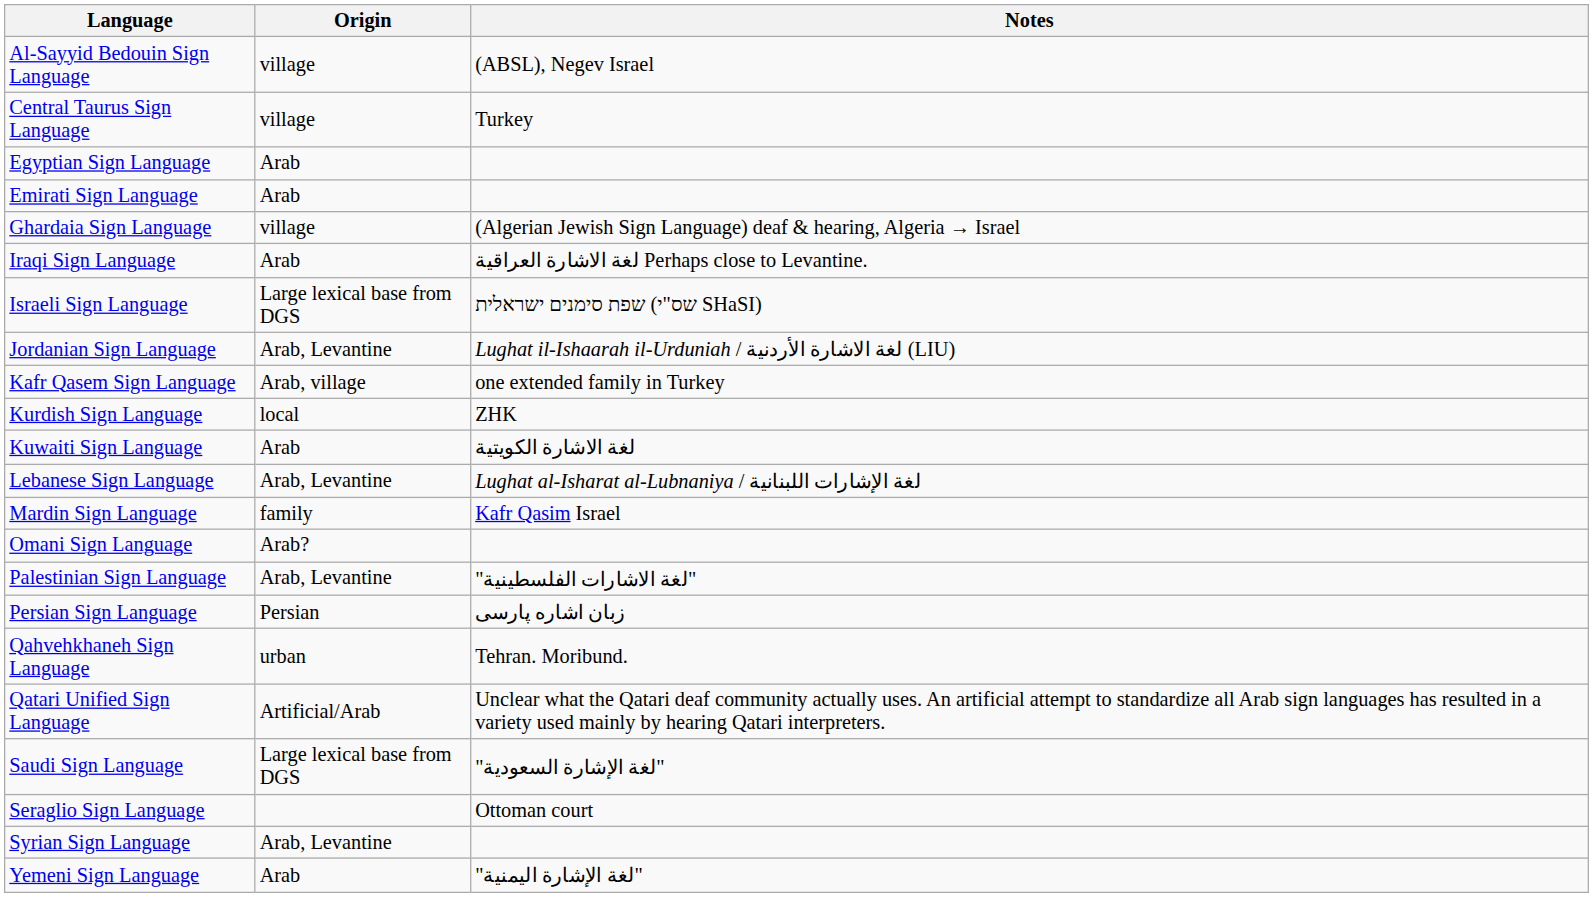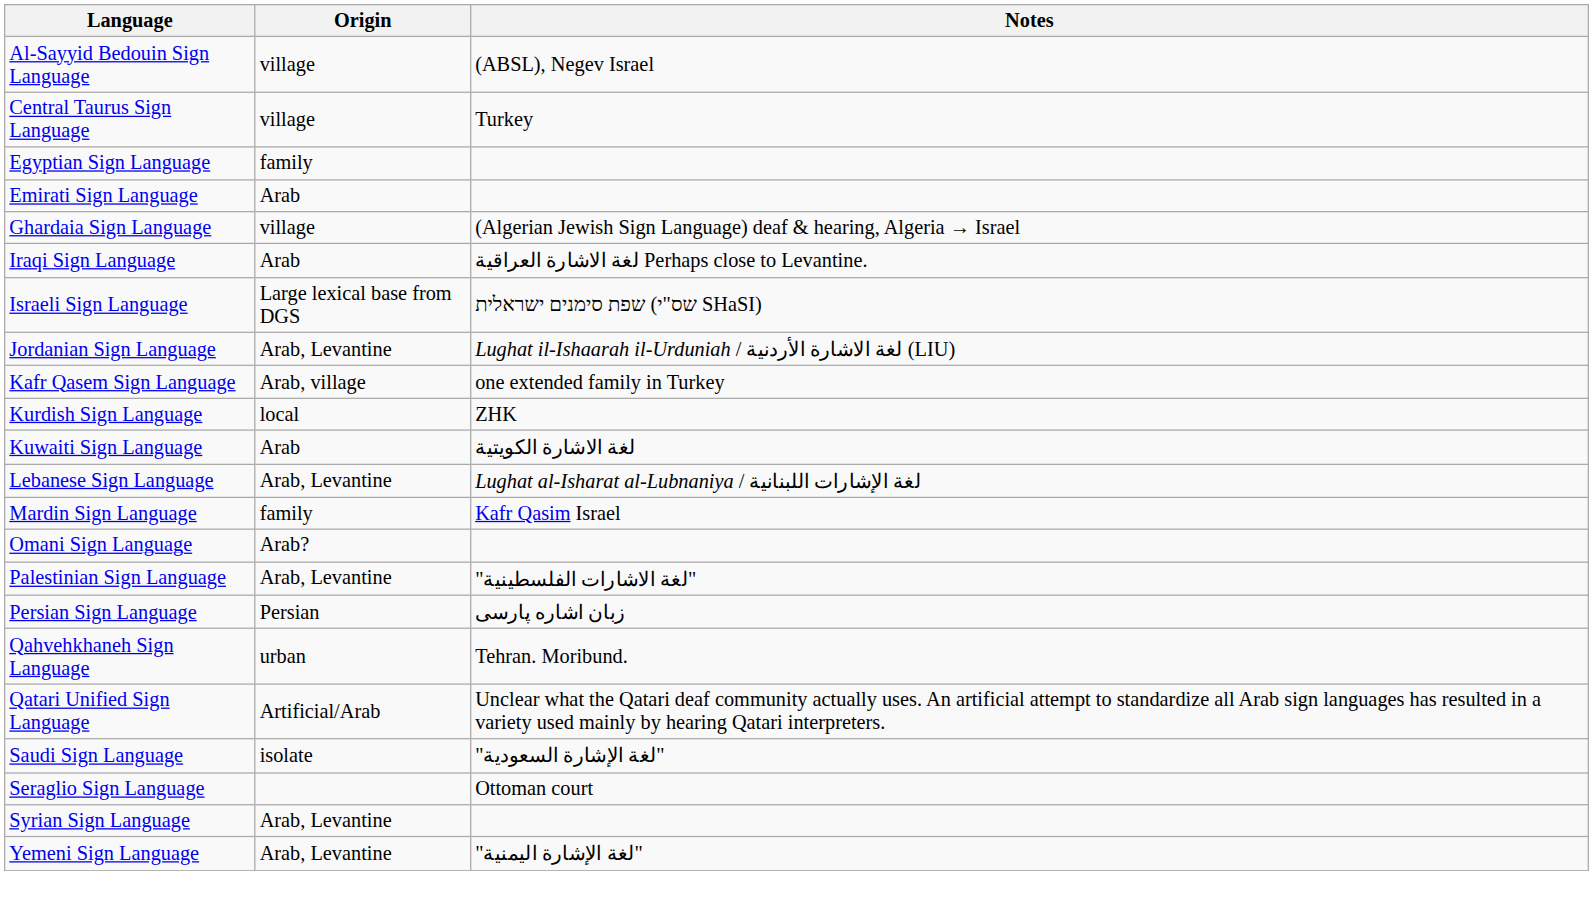(280, 163) Arab -> (286, 163) family
(356, 766) Large lexical base from DGS -> (286, 755) isolate
(280, 875) Arab -> (326, 853) Arab, Levantine
